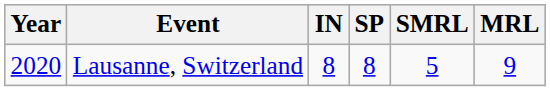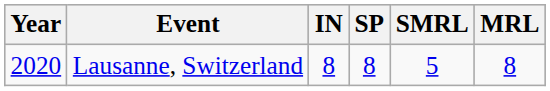(510, 64) 9 -> (510, 64) 8
